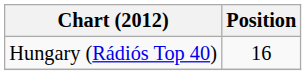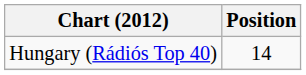(261, 52) 16 -> (261, 52) 14
